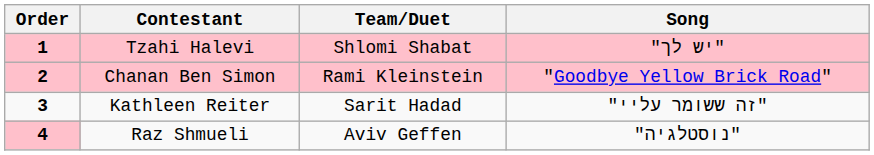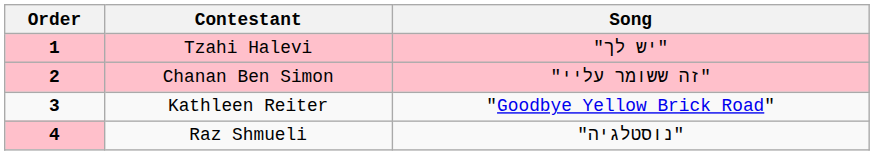- column: (403, 19)
(688, 77) "Goodbye Yellow Brick Road" -> (631, 77) "זה ששומר עליי"
(688, 106) "זה ששומר עליי" -> (631, 106) "Goodbye Yellow Brick Road"
